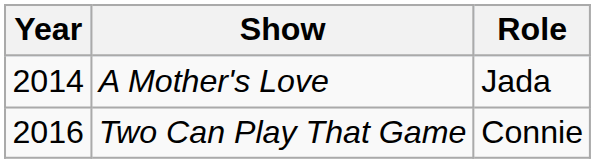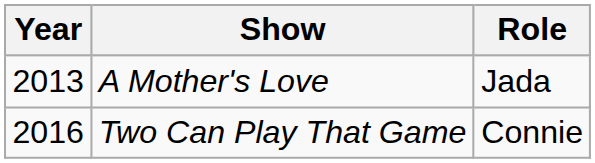(48, 81) 2014 -> (48, 81) 2013
